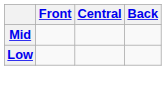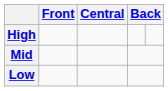+ row: (22, 34)
